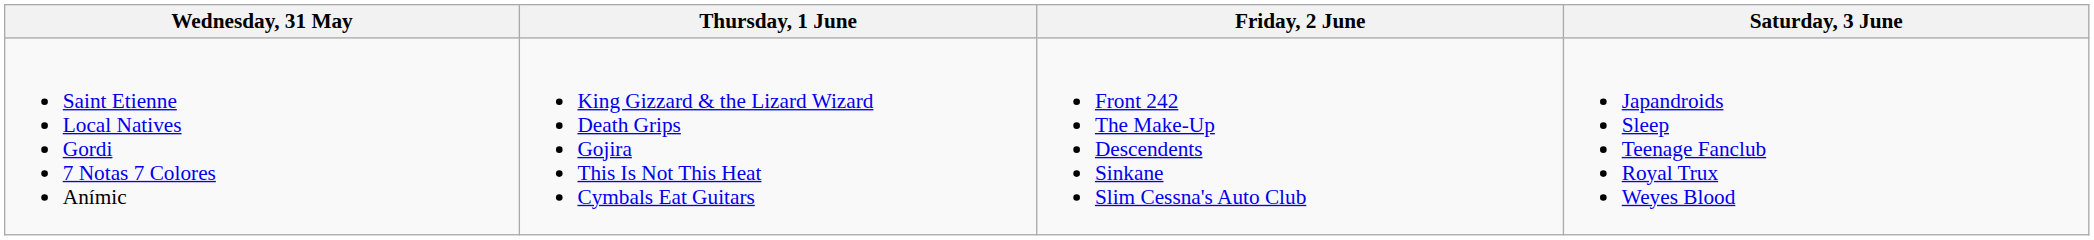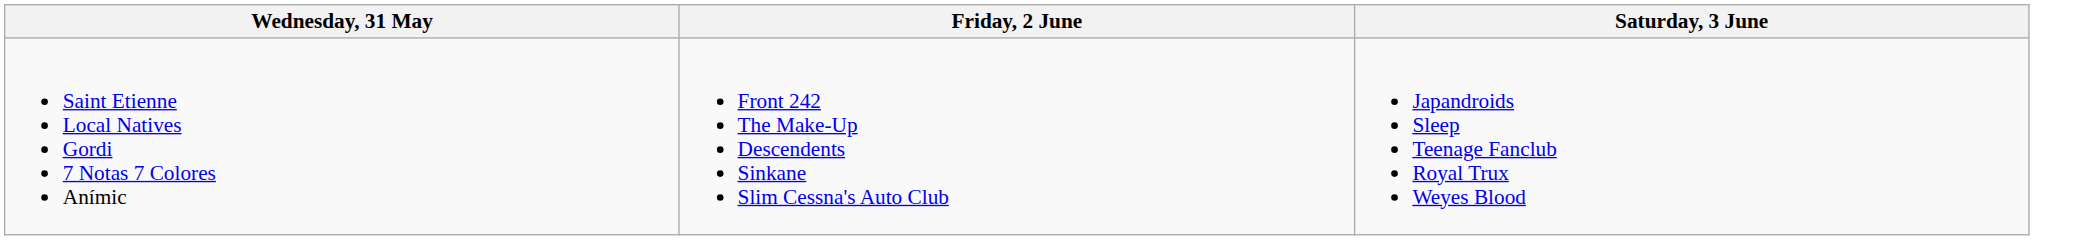- column: (778, 21)
